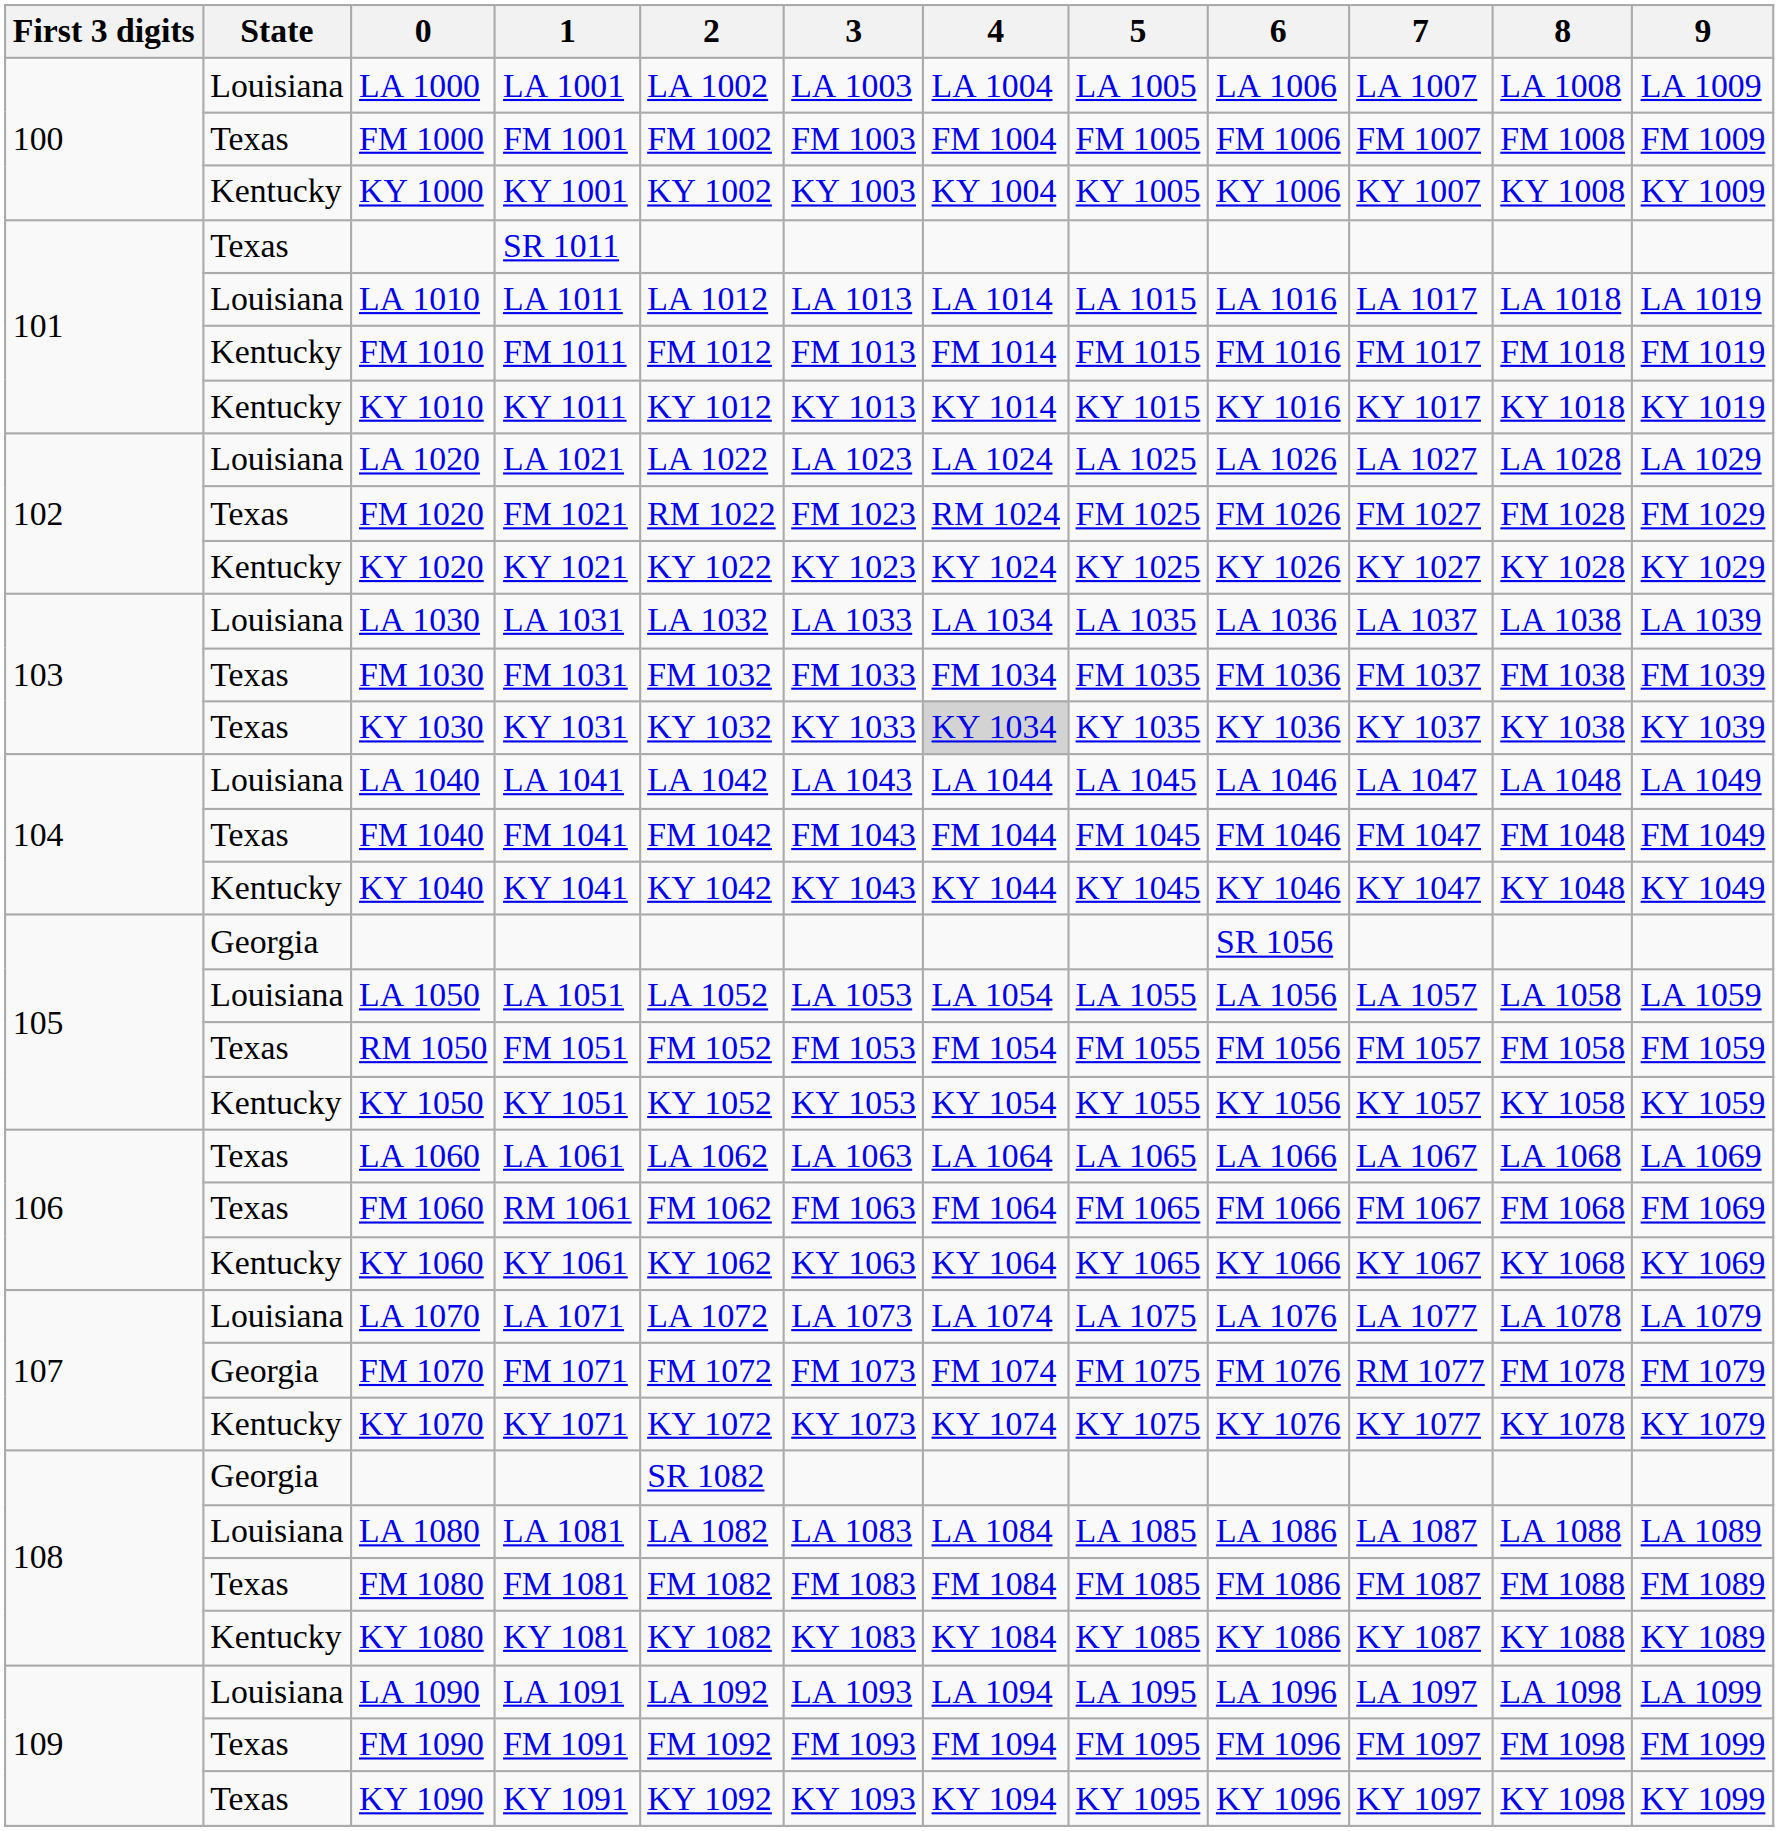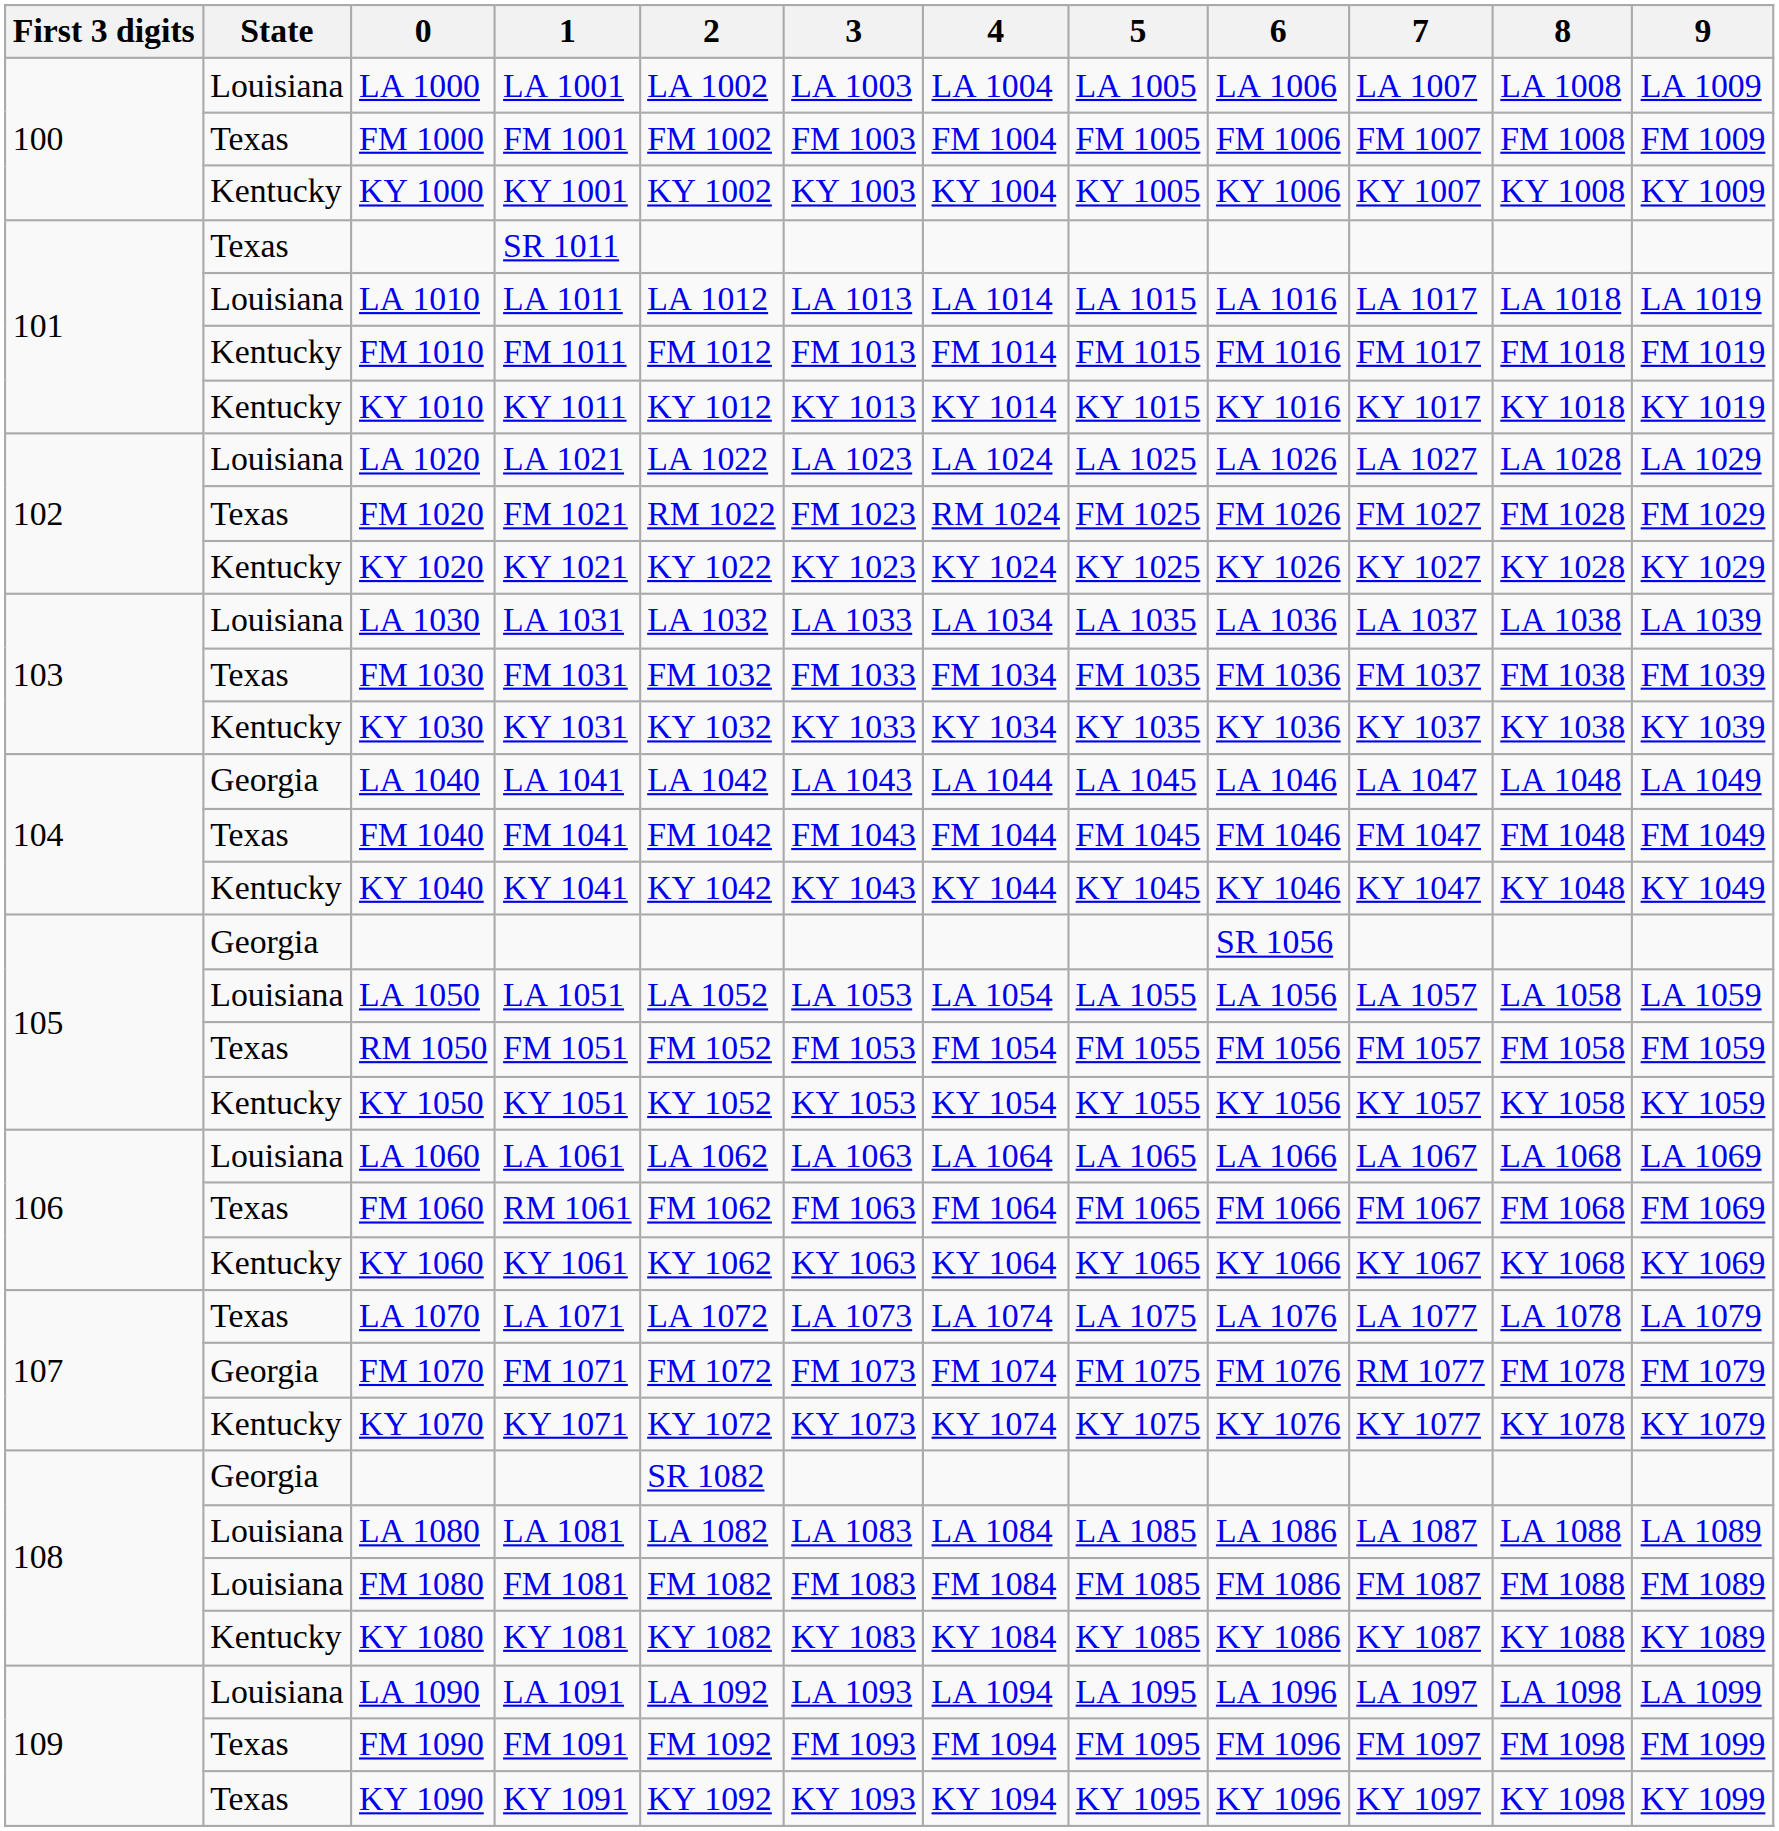(249, 727) Texas -> (276, 727) Kentucky
(994, 727) lightgrey background -> (994, 727) no background
(277, 780) Louisiana -> (264, 780) Georgia
(249, 1155) Texas -> (277, 1155) Louisiana
(277, 1316) Louisiana -> (249, 1316) Texas
(249, 1583) Texas -> (277, 1583) Louisiana
